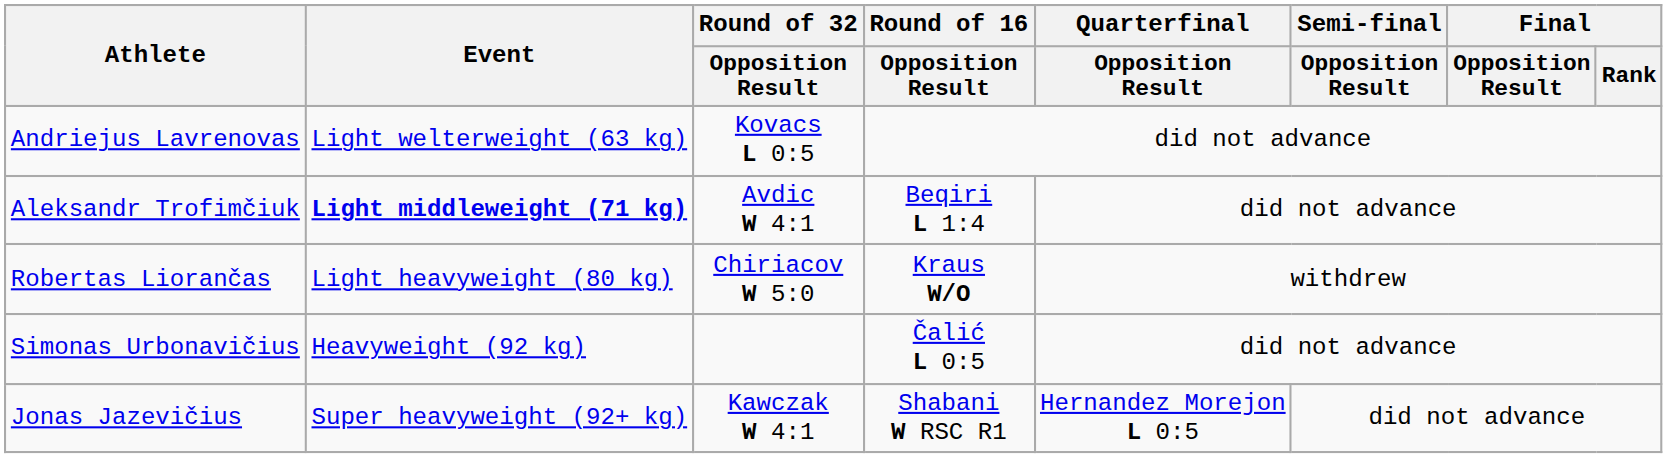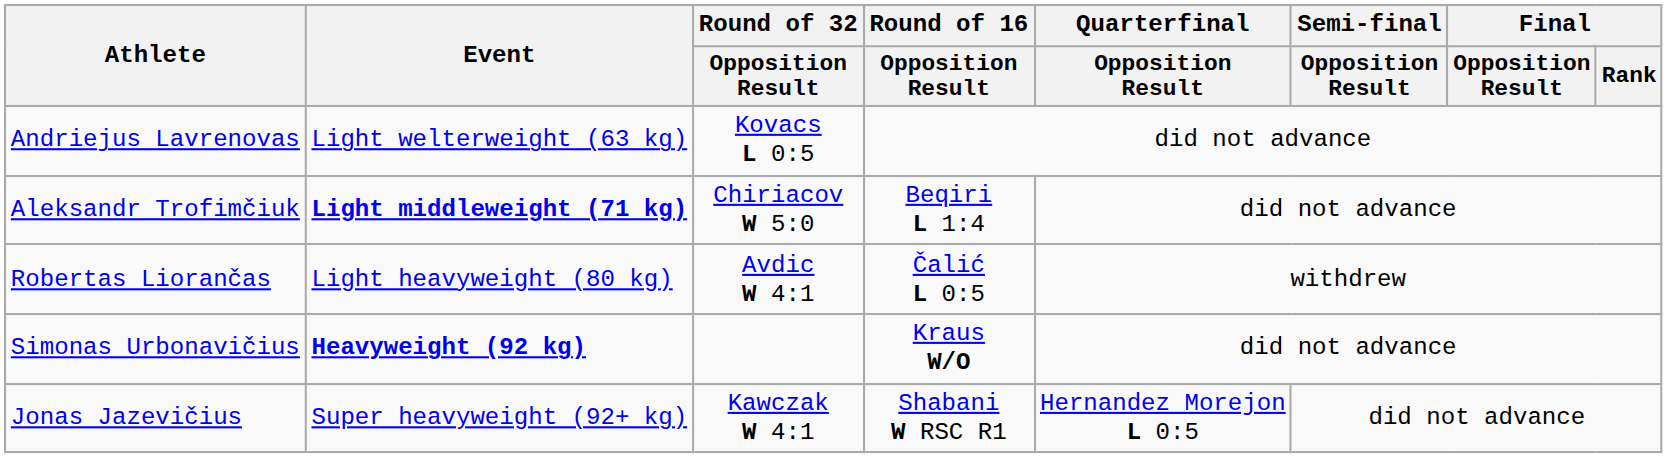(778, 210) Avdic W 4:1 -> (778, 210) Chiriacov W 5:0
(778, 279) Chiriacov W 5:0 -> (778, 279) Avdic W 4:1
(949, 279) Kraus W/O -> (949, 279) Čalić L 0:5
(449, 349) normal -> (449, 349) bold
(949, 349) Čalić L 0:5 -> (949, 349) Kraus W/O
